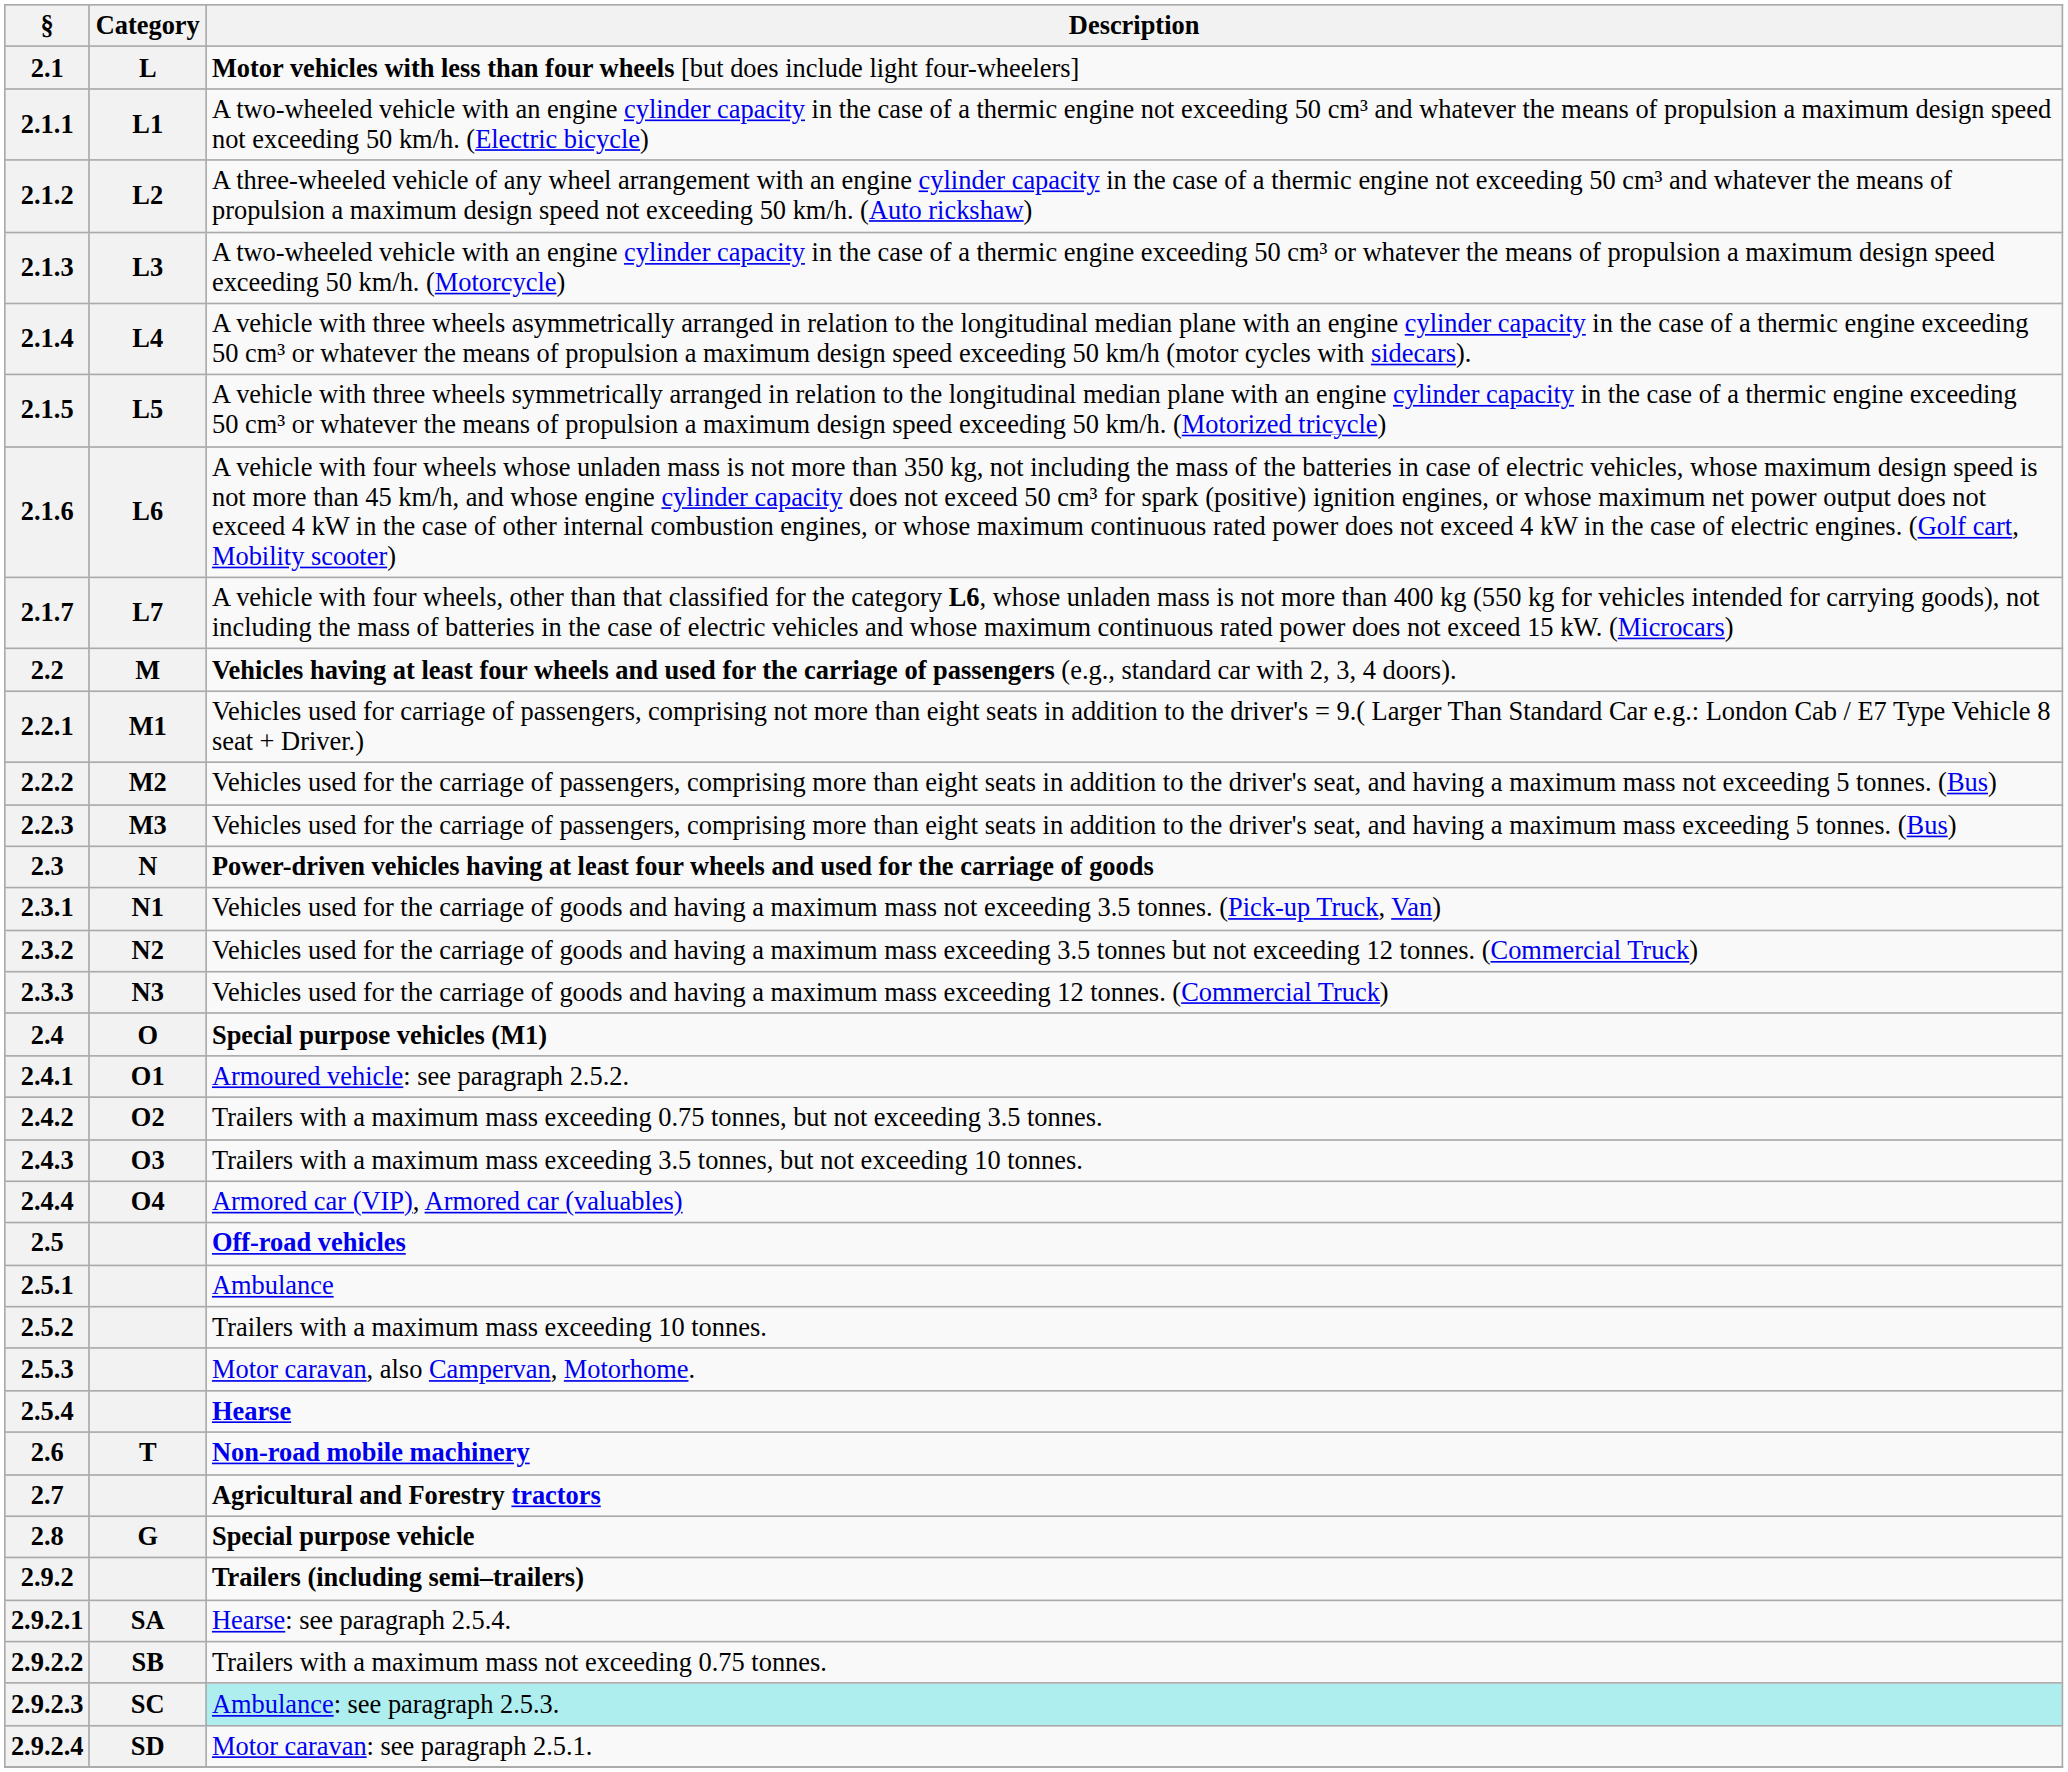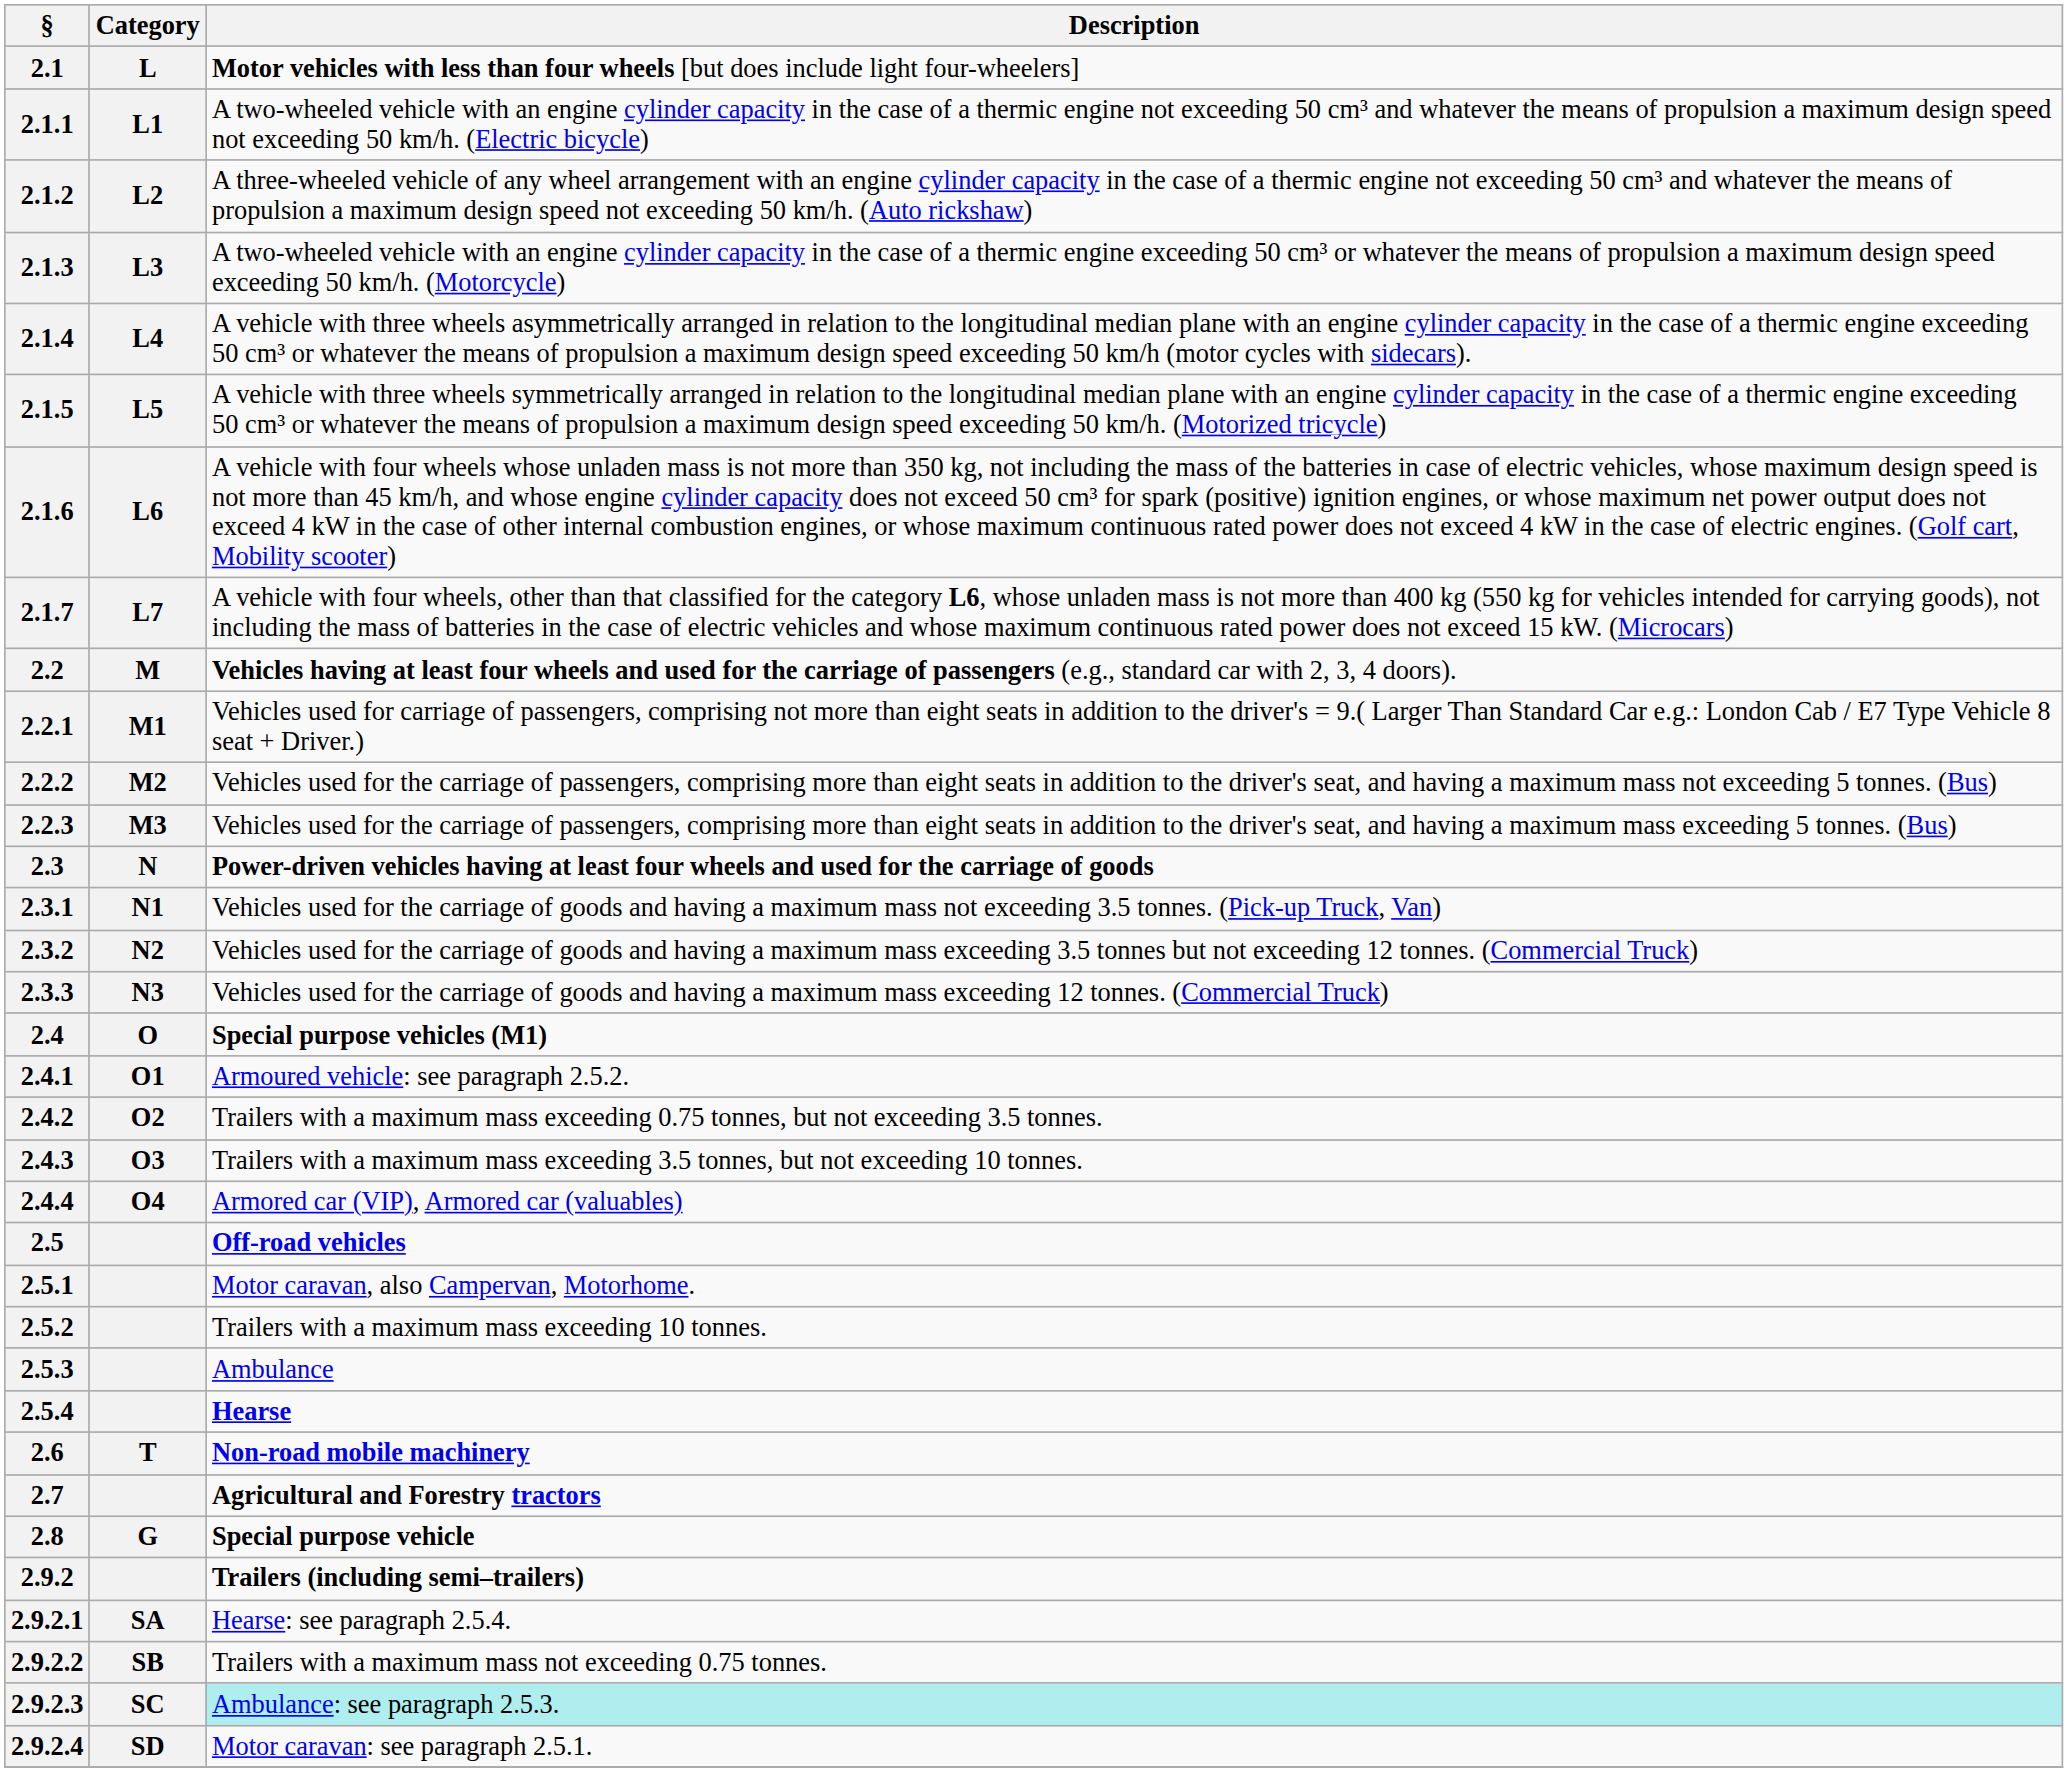(273, 1285) Ambulance -> (454, 1285) Motor caravan, also Campervan, Motorhome.
(454, 1369) Motor caravan, also Campervan, Motorhome. -> (273, 1369) Ambulance
